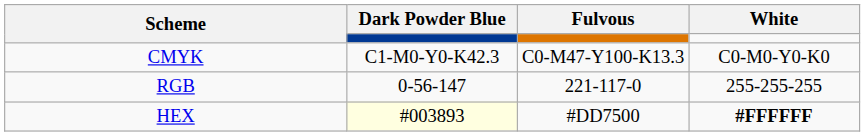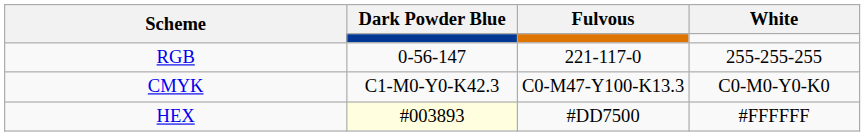rows swapped: (176, 86) <-> (176, 57)
(774, 116) bold -> (774, 116) normal
